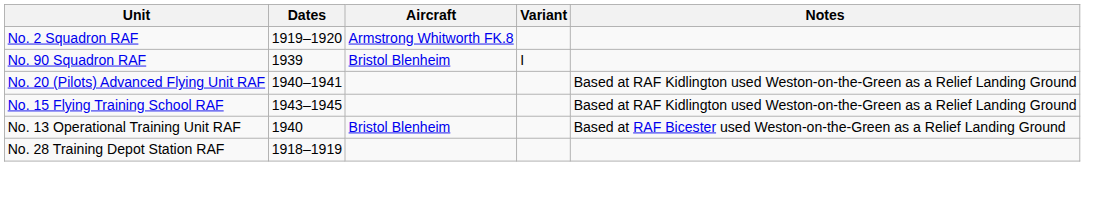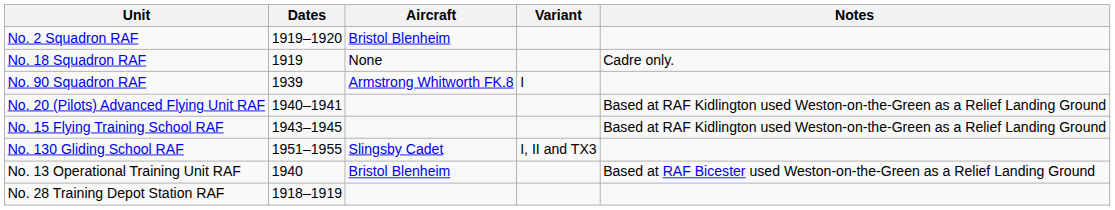(431, 37) Armstrong Whitworth FK.8 -> (399, 37) Bristol Blenheim
+ row: (77, 60)
(399, 60) Bristol Blenheim -> (431, 82) Armstrong Whitworth FK.8
+ row: (96, 149)
